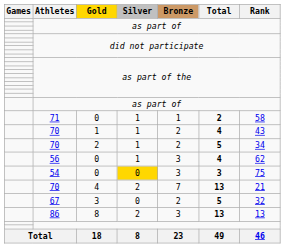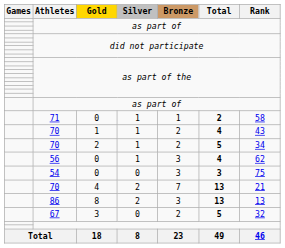(138, 173) gold background -> (138, 173) no background
rows swapped: (55, 200) <-> (55, 214)
